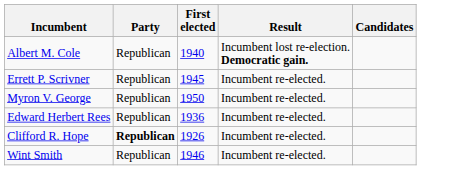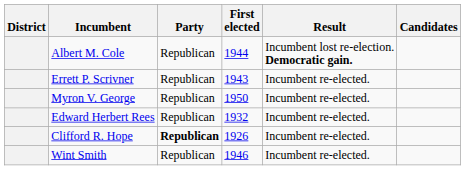+ column: (26, 27)
(192, 53) 1940 -> (236, 53) 1944
(192, 79) 1945 -> (236, 79) 1943
(192, 117) 1936 -> (236, 117) 1932
